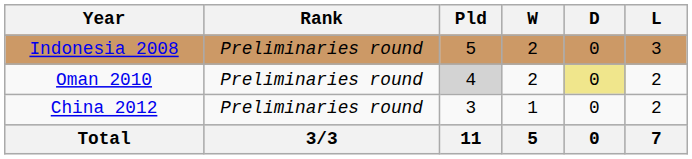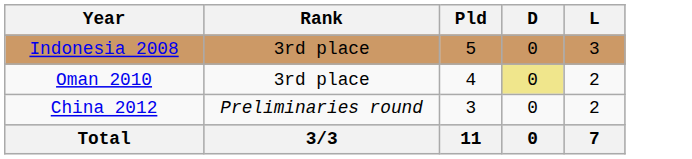- column: (533, 19)
(322, 49) Preliminaries round -> (322, 49) 3rd place
(322, 79) Preliminaries round -> (322, 79) 3rd place
(471, 79) lightgrey background -> (471, 79) no background
